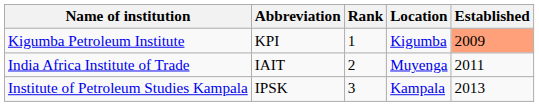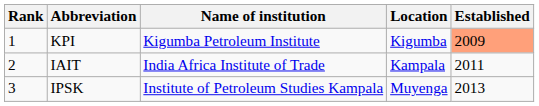columns swapped: (365, 16) <-> (128, 16)
(419, 64) Muyenga -> (418, 64) Kampala
(418, 88) Kampala -> (419, 88) Muyenga
